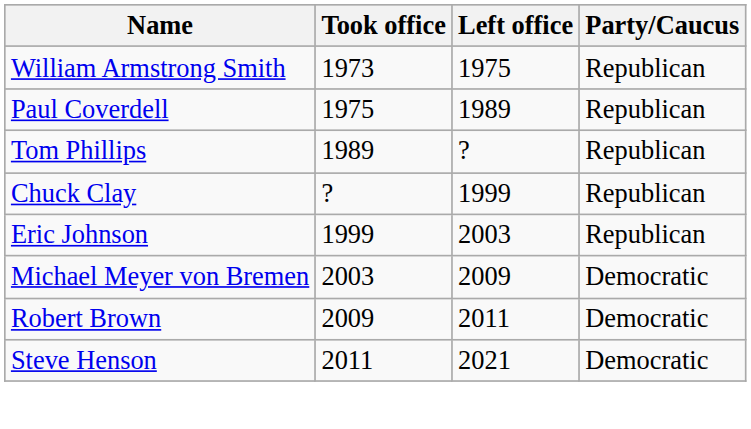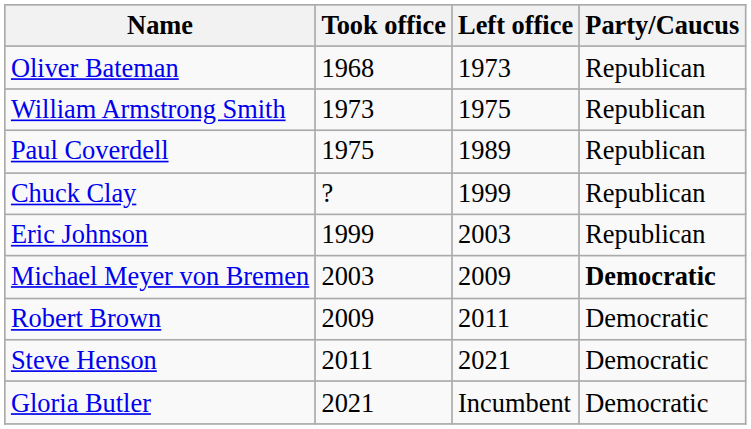+ row: (95, 67)
- row: (79, 151)
(647, 276) normal -> (650, 276) bold
+ row: (81, 402)
